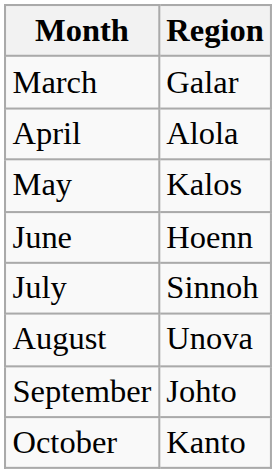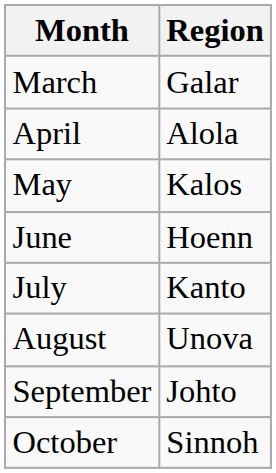(212, 287) Sinnoh -> (206, 287) Kanto
(206, 442) Kanto -> (212, 442) Sinnoh
